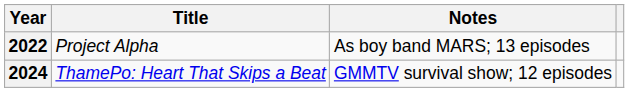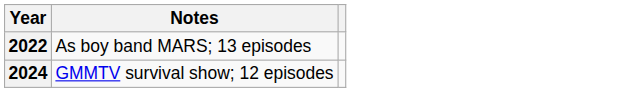- column: (191, 18)
